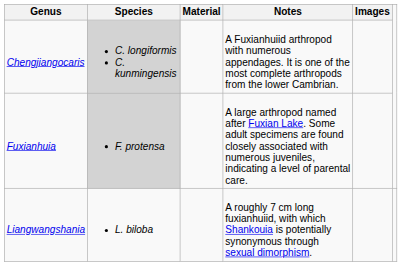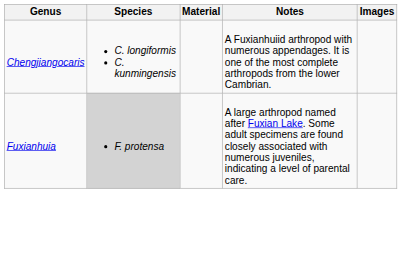(134, 62) lightgrey background -> (133, 62) no background
- row: (46, 230)
